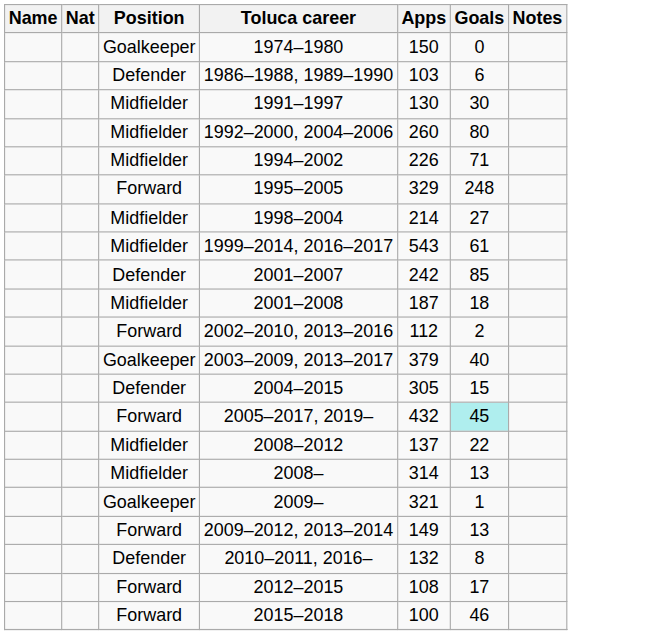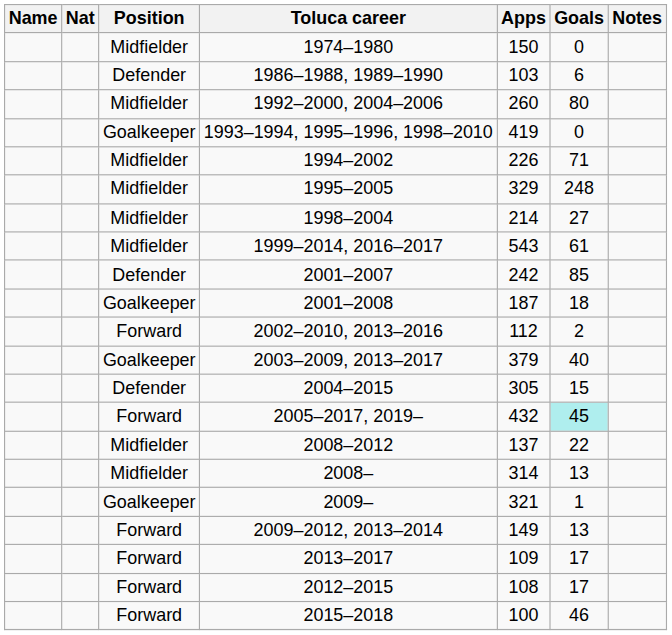(149, 47) Goalkeeper -> (149, 47) Midfielder
- row: (298, 103)
+ row: (348, 132)
(149, 189) Forward -> (149, 189) Midfielder
(149, 302) Midfielder -> (149, 302) Goalkeeper
- row: (298, 558)
+ row: (348, 558)
